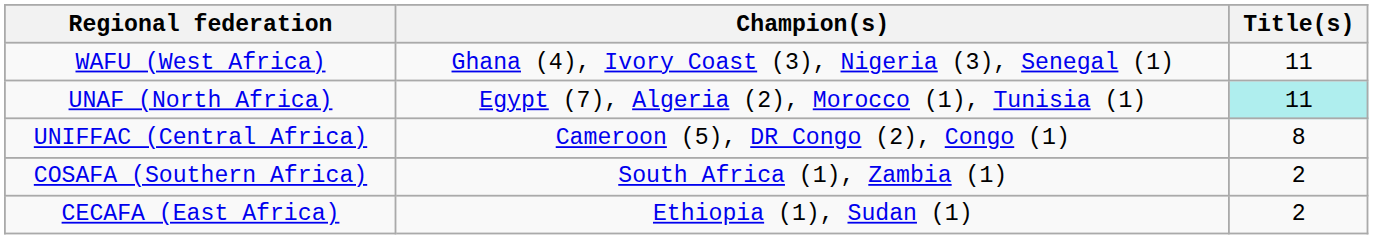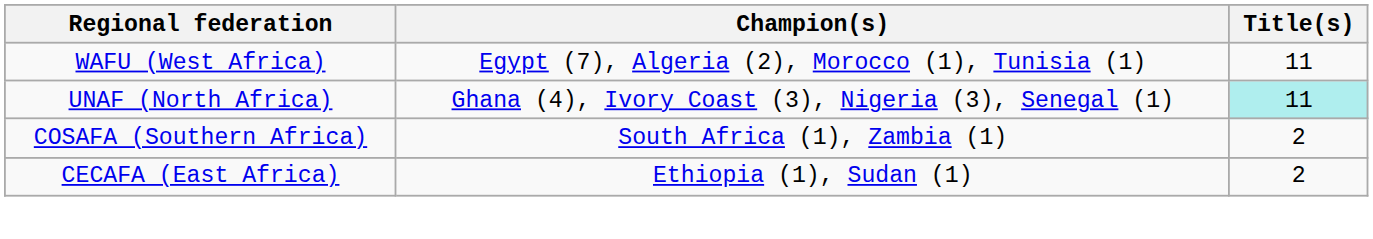(813, 62) Ghana (4), Ivory Coast (3), Nigeria (3), Senegal (1) -> (813, 62) Egypt (7), Algeria (2), Morocco (1), Tunisia (1)
(813, 100) Egypt (7), Algeria (2), Morocco (1), Tunisia (1) -> (813, 100) Ghana (4), Ivory Coast (3), Nigeria (3), Senegal (1)
- row: (201, 138)
